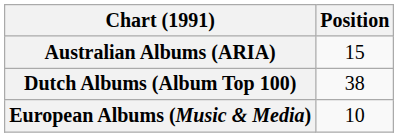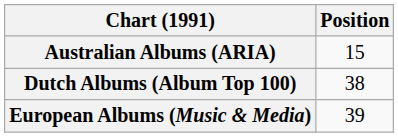(355, 115) 10 -> (355, 115) 39
